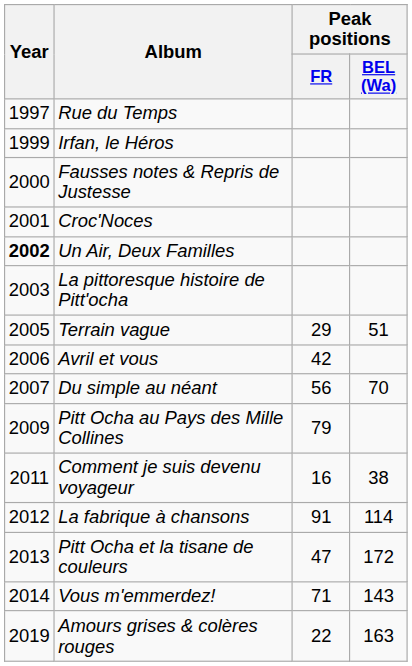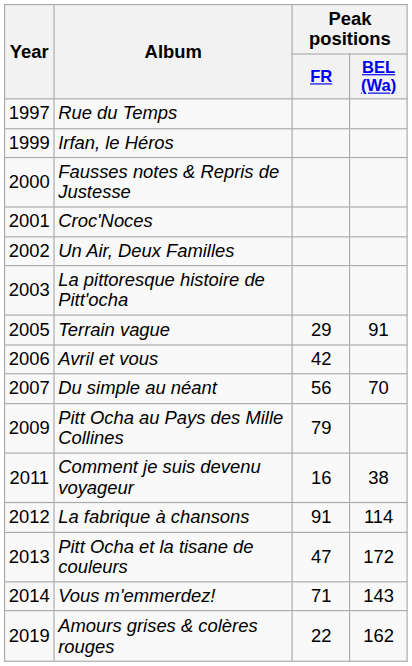(29, 250) bold -> (29, 250) normal
(379, 330) 51 -> (379, 330) 91
(379, 635) 163 -> (379, 635) 162
